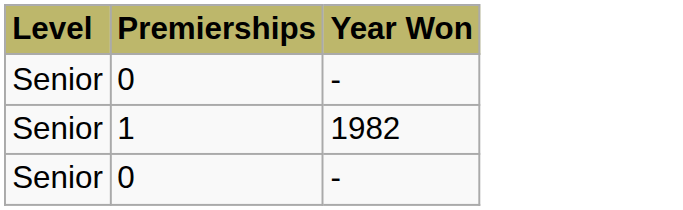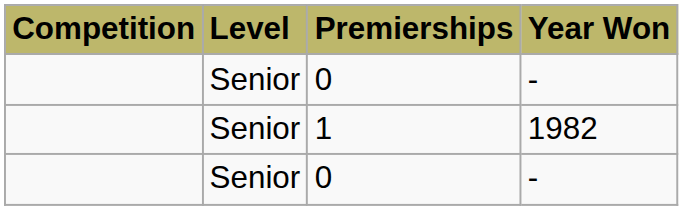+ column: (104, 29)
